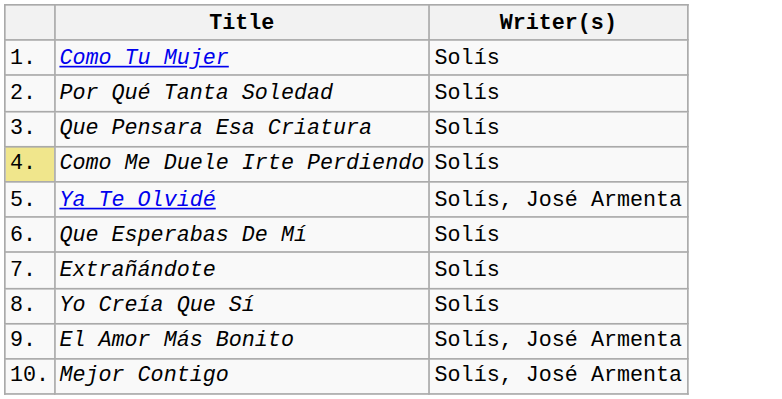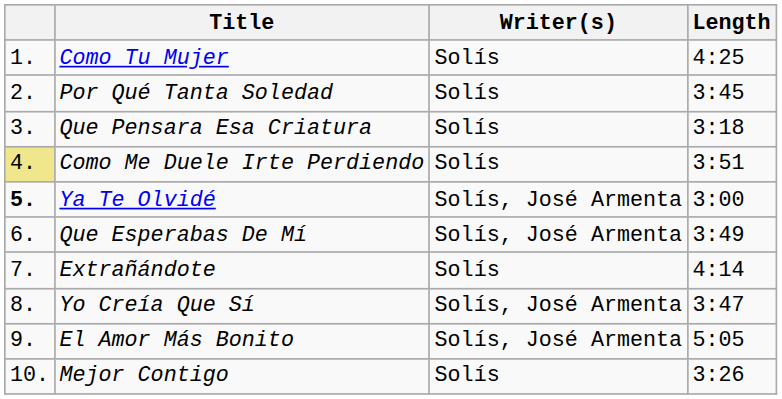+ column: (732, 23)
(23, 199) normal -> (23, 199) bold
(467, 235) Solís -> (558, 235) Solís, José Armenta
(467, 306) Solís -> (558, 306) Solís, José Armenta
(558, 376) Solís, José Armenta -> (467, 376) Solís
